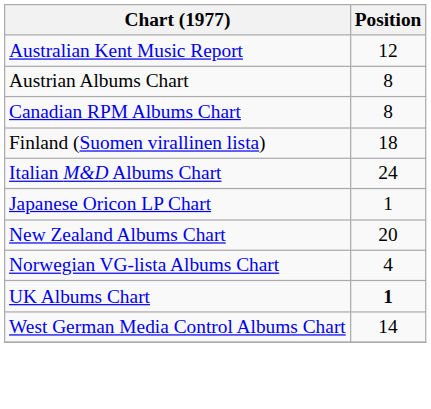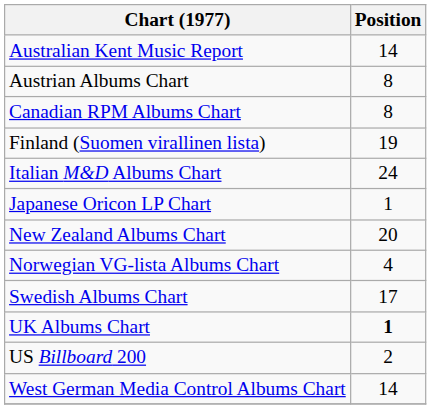(388, 50) 12 -> (388, 50) 14
(388, 142) 18 -> (388, 142) 19
+ row: (98, 296)
+ row: (78, 357)
